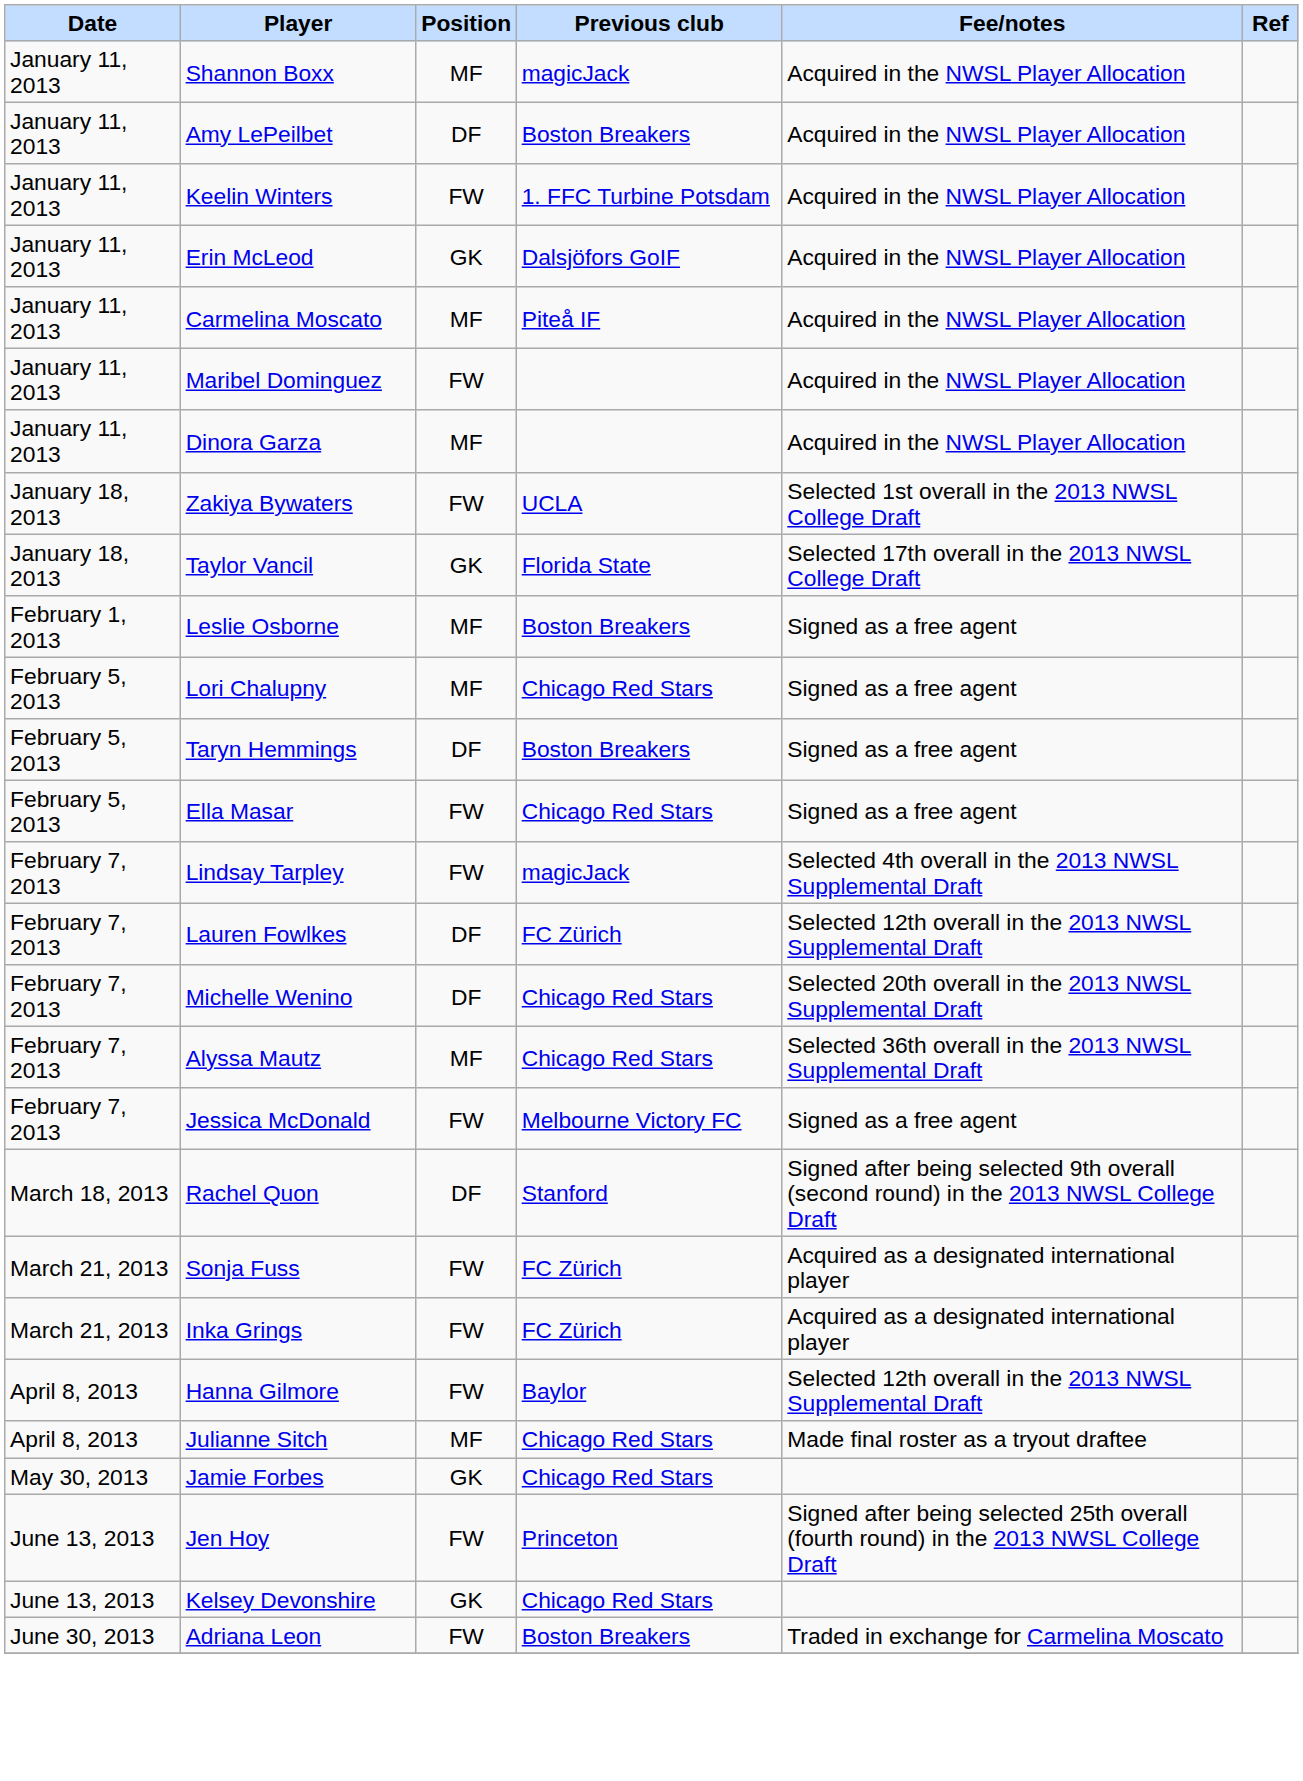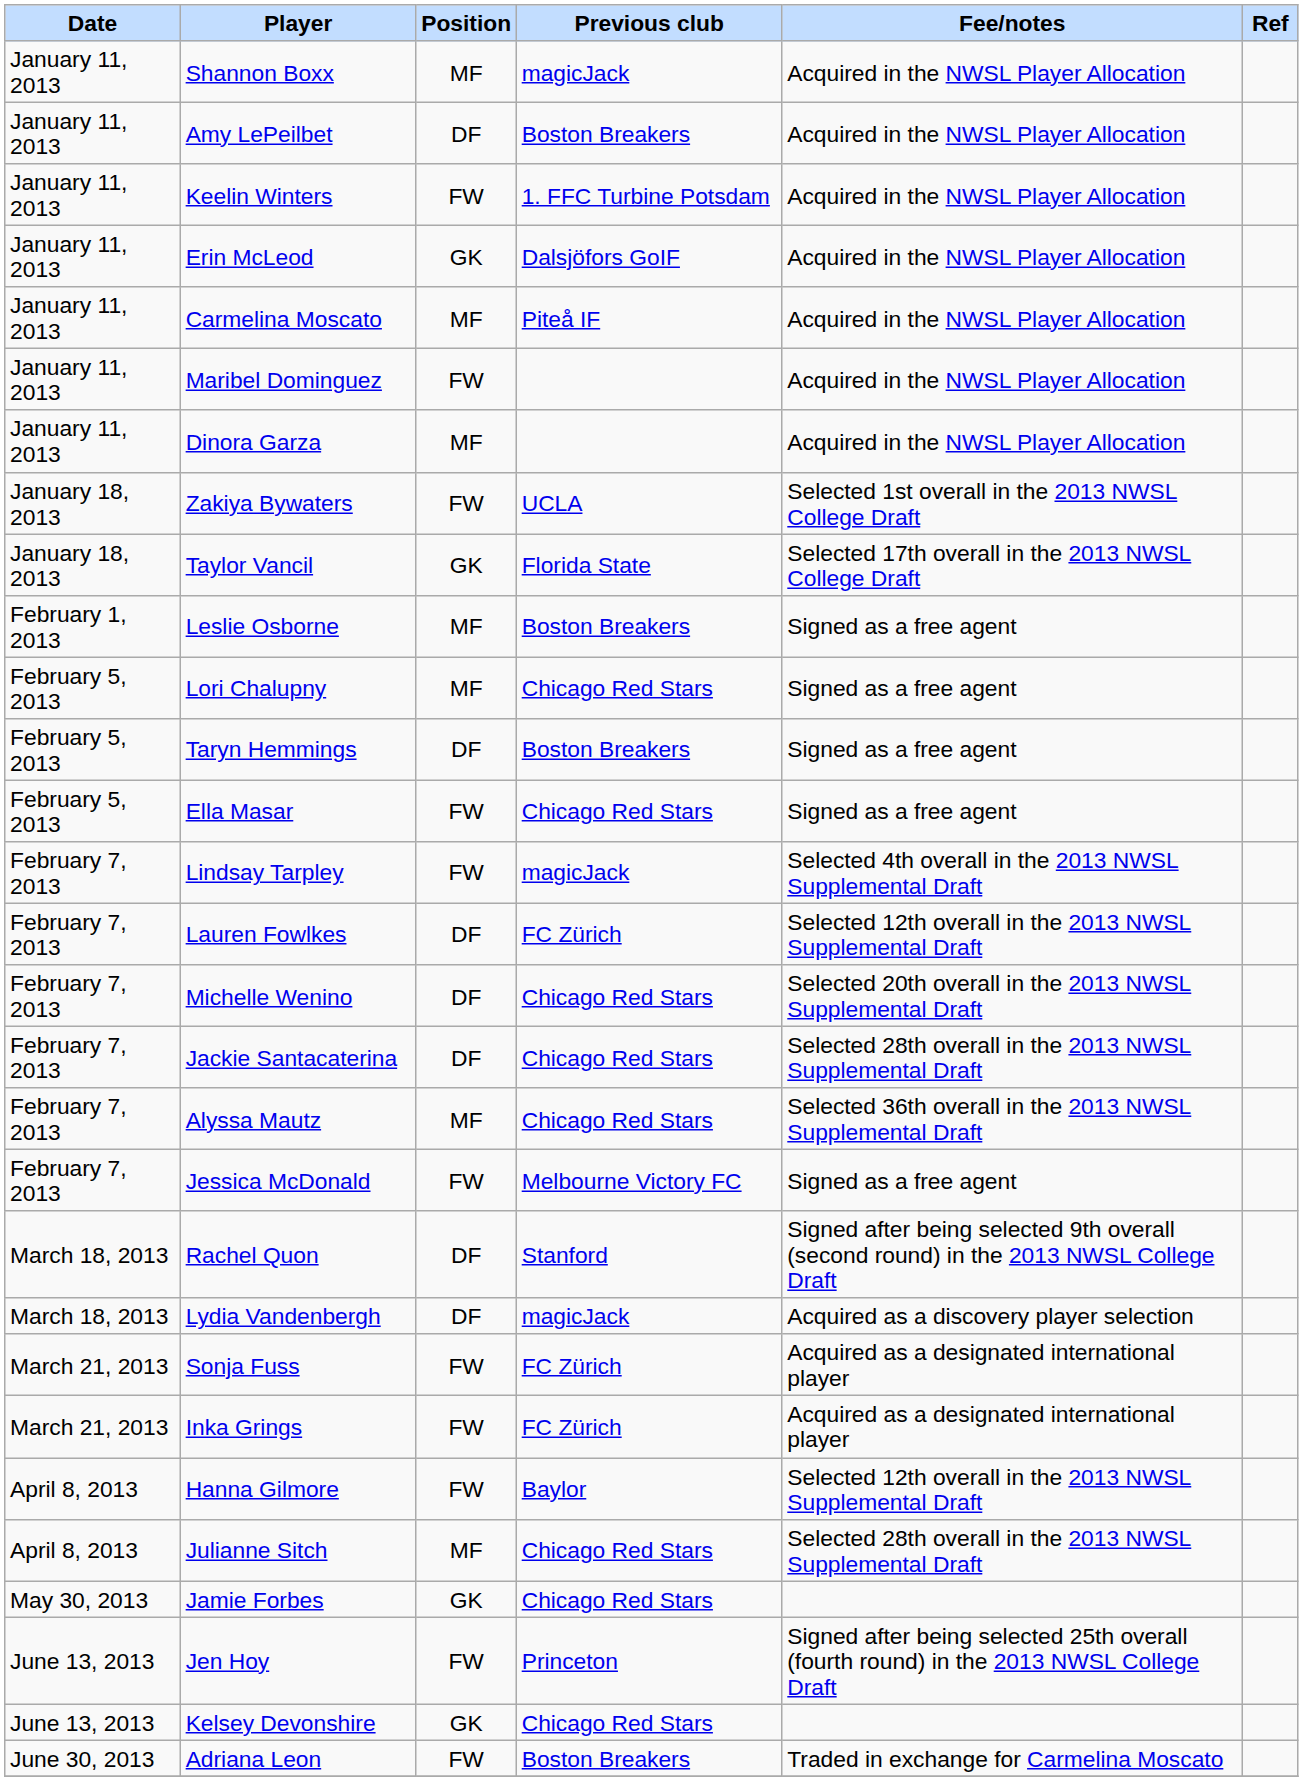+ row: (291, 1057)
+ row: (283, 1316)
(967, 1440) Made final roster as a tryout draftee -> (989, 1550) Selected 28th overall in the 2013 NWSL Supplemental Draft
